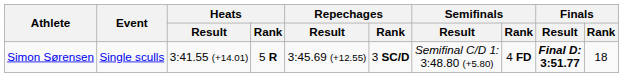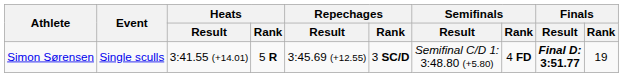(601, 57) 18 -> (601, 57) 19
